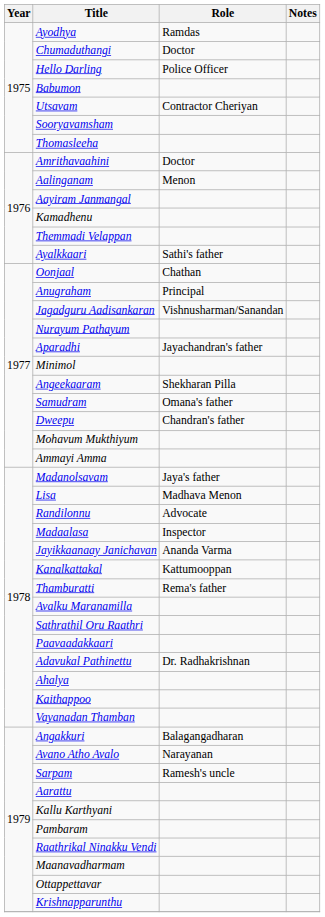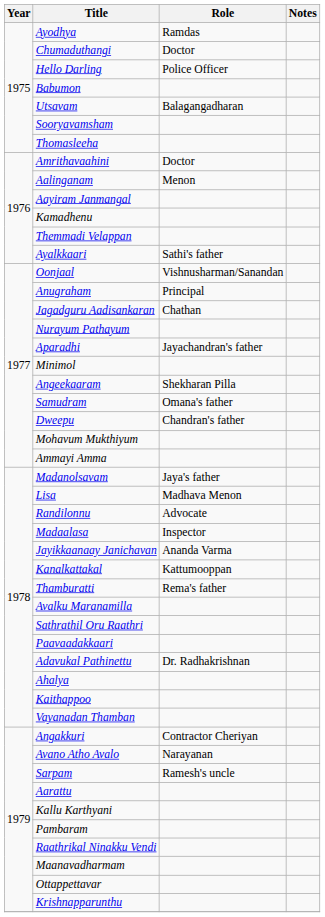(210, 106) Contractor Cheriyan -> (203, 106) Balagangadharan
(182, 273) Chathan -> (223, 273) Vishnusharman/Sanandan
(223, 310) Vishnusharman/Sanandan -> (182, 310) Chathan
(203, 736) Balagangadharan -> (210, 736) Contractor Cheriyan
